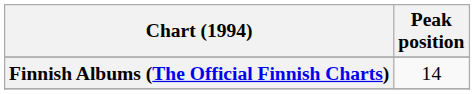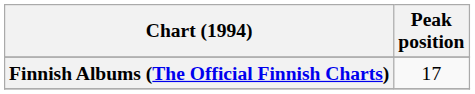(431, 72) 14 -> (431, 72) 17
